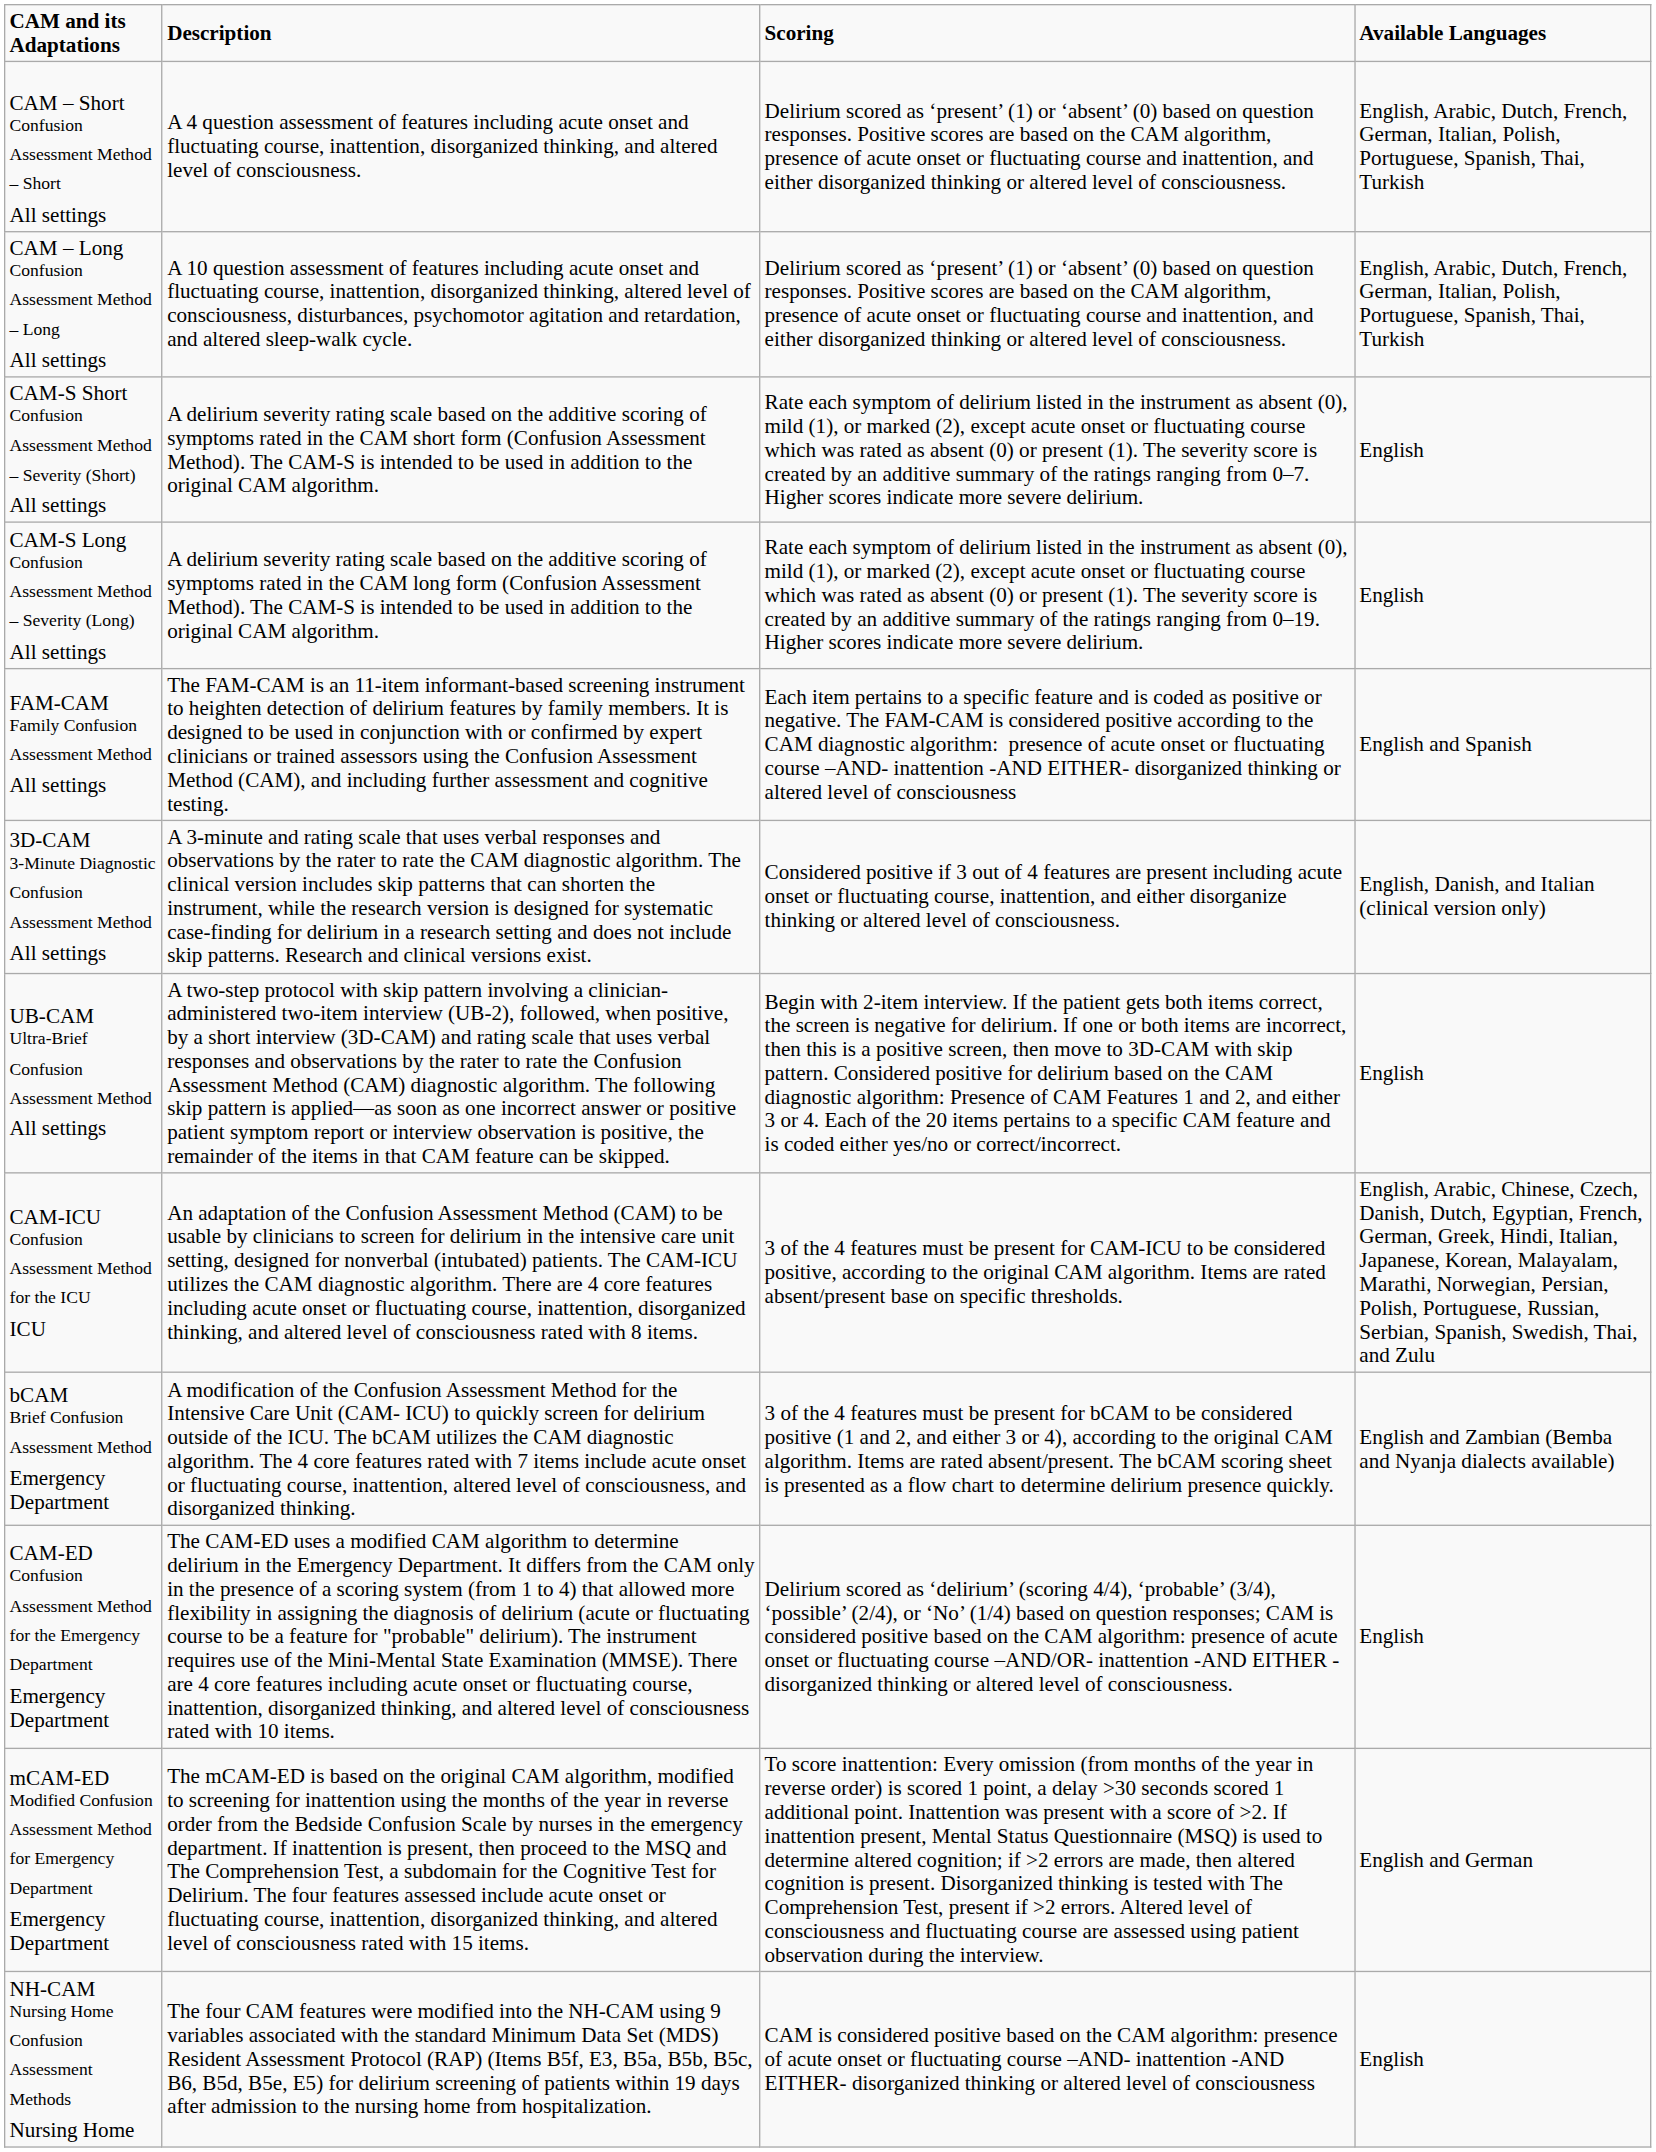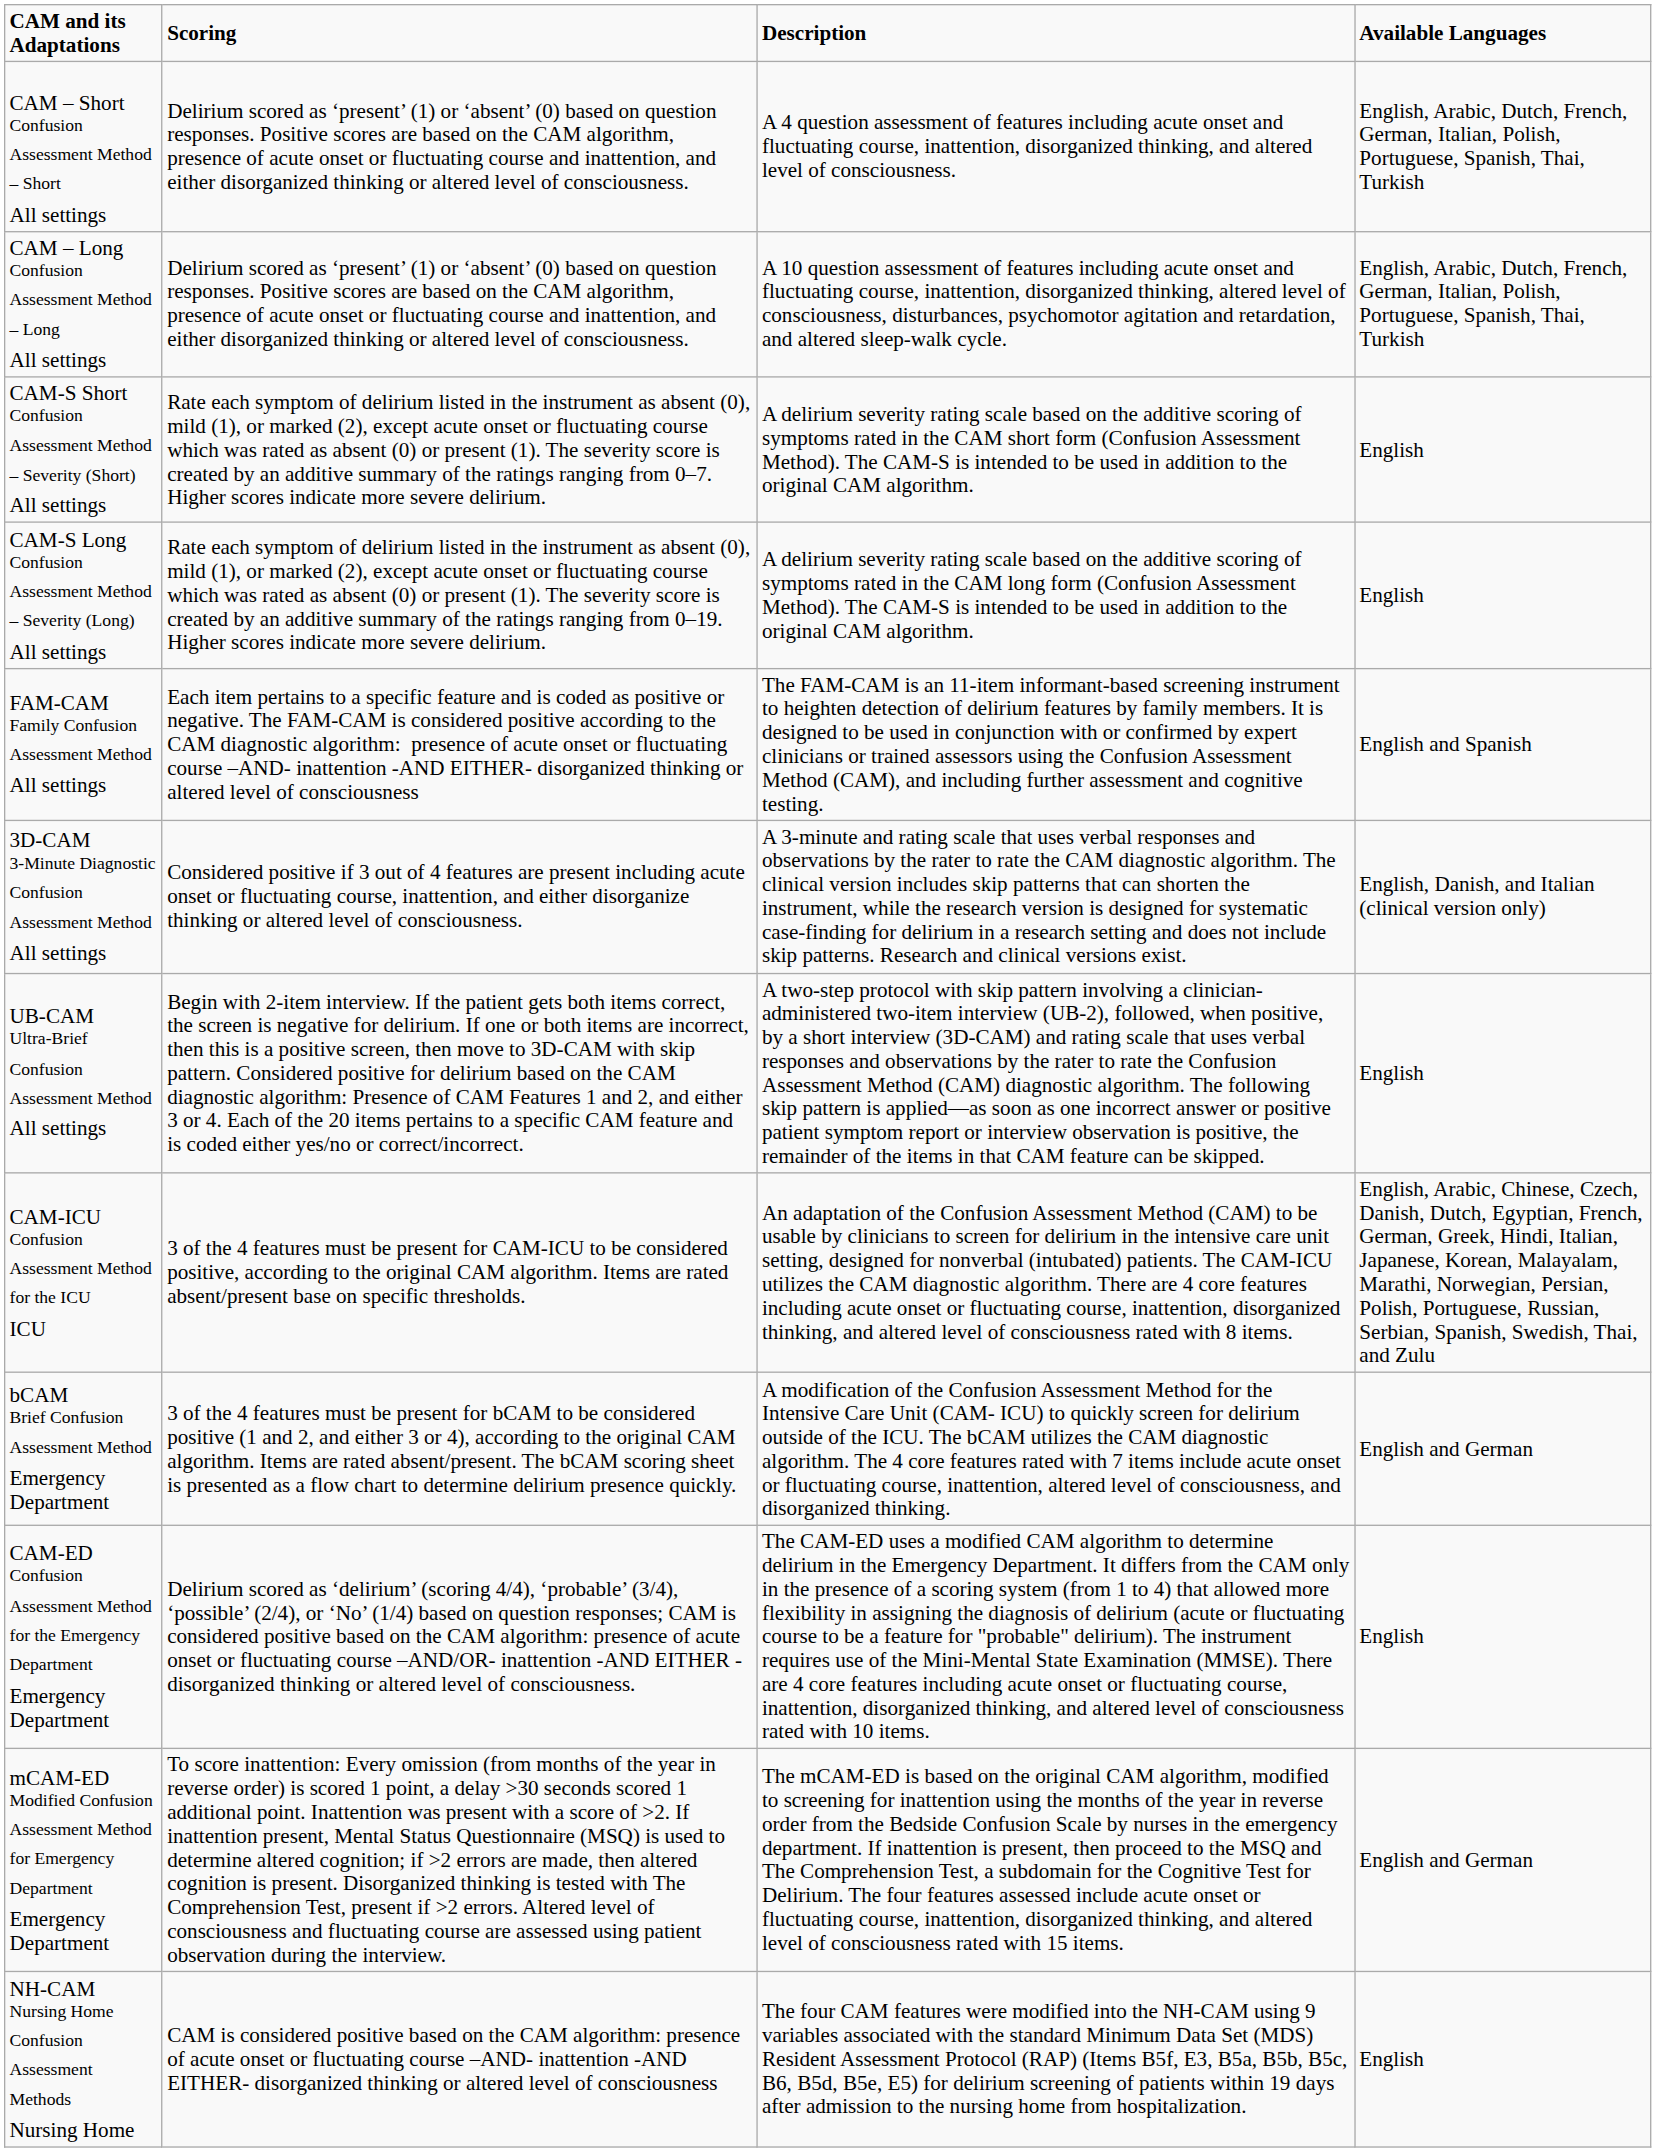columns swapped: (219, 33) <-> (799, 33)
(1487, 1448) English and Zambian (Bemba and Nyanja dialects available) -> (1446, 1448) English and German
